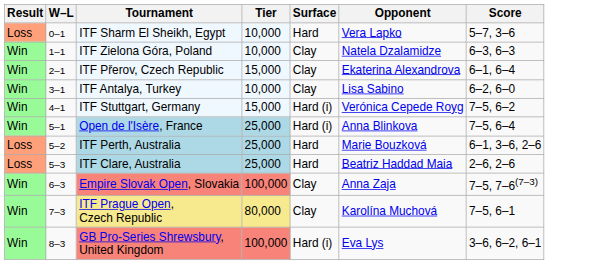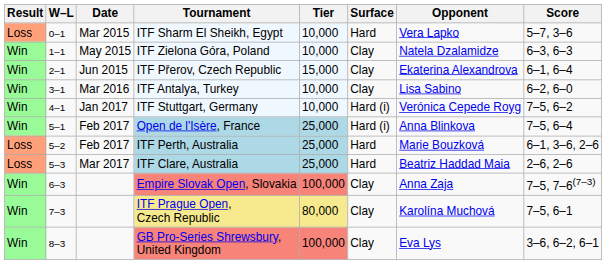+ column: (105, 13)
(263, 107) 15,000 -> (320, 107) 10,000
(313, 243) Hard (i) -> (362, 243) Clay
